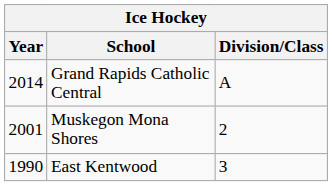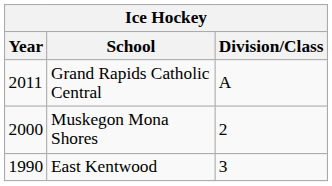(26, 82) 2014 -> (25, 82) 2011
(26, 129) 2001 -> (26, 129) 2000
